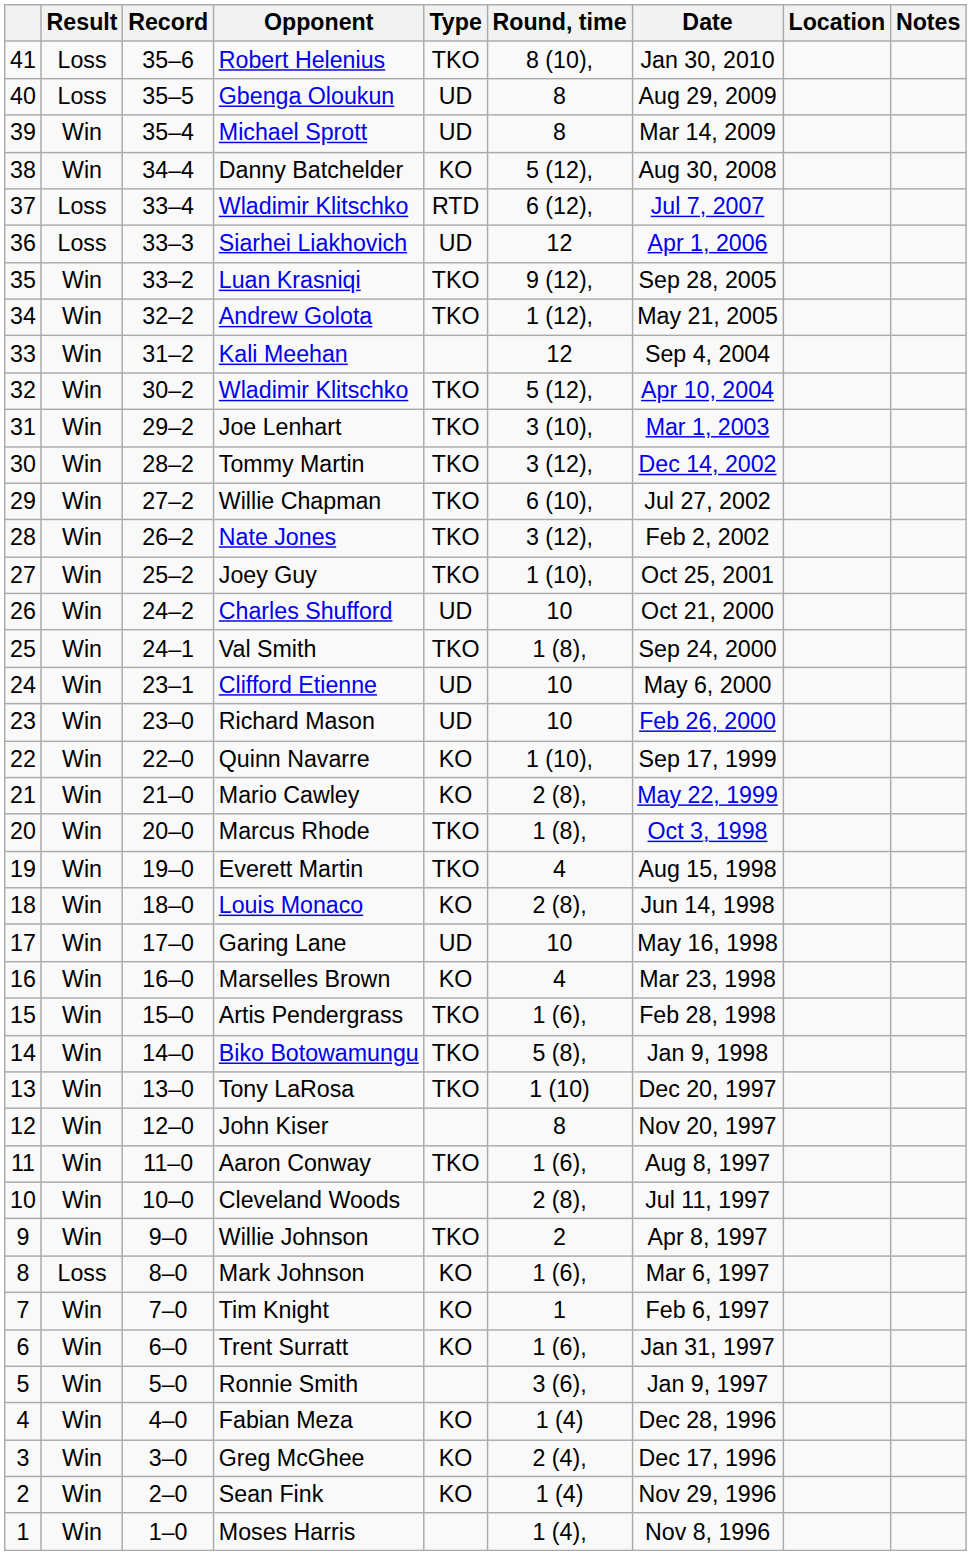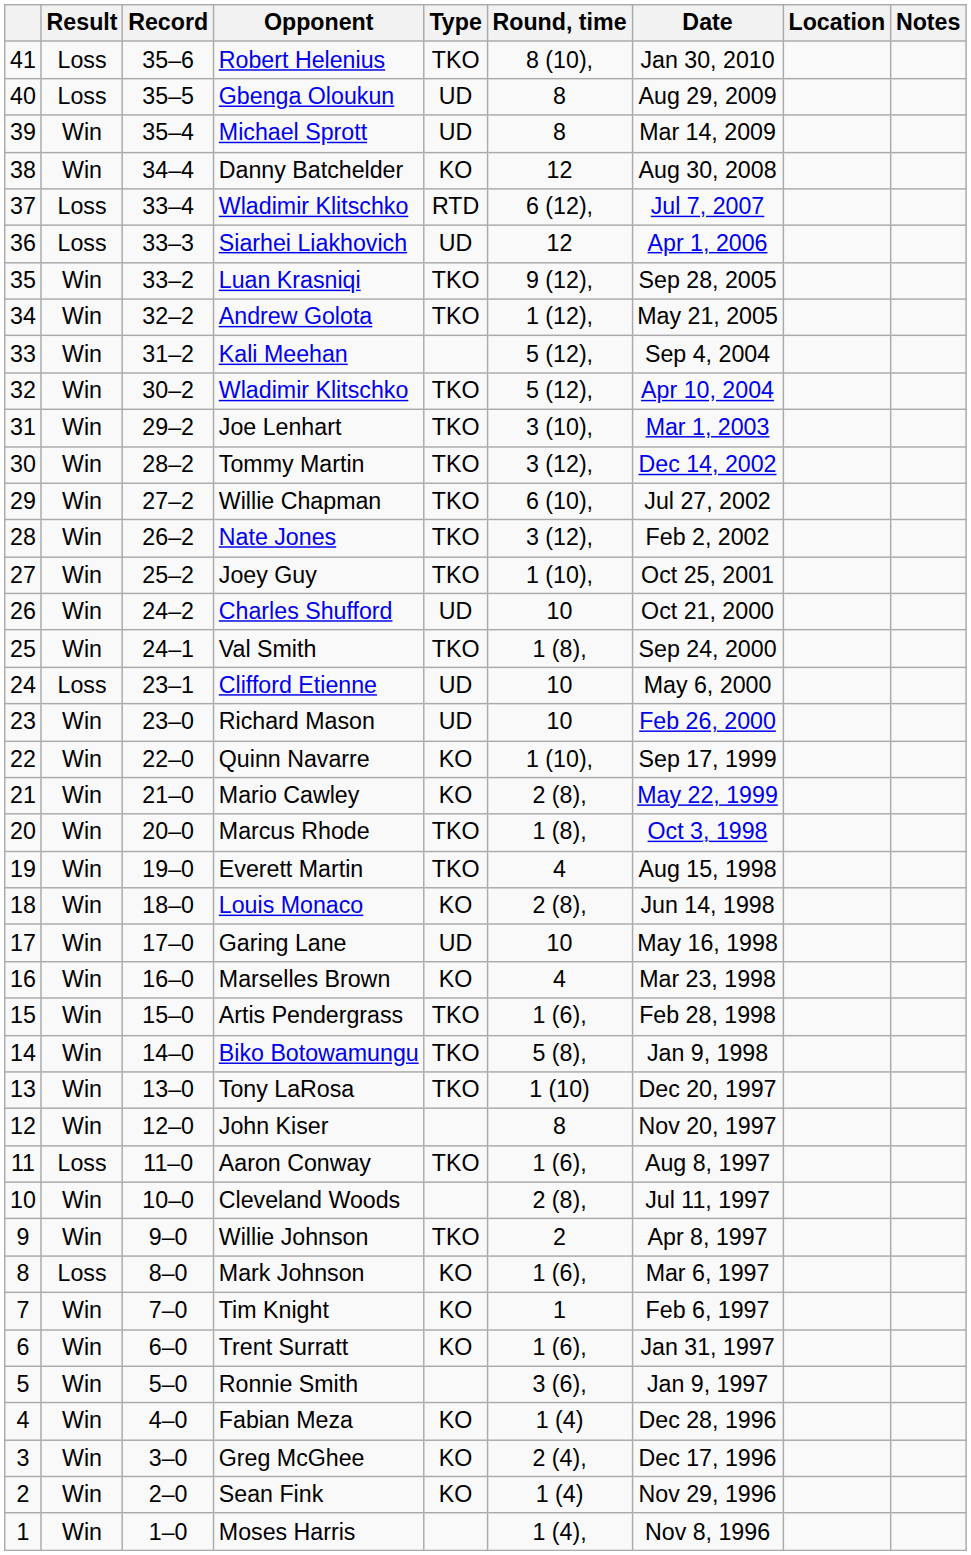(560, 170) 5 (12), -> (560, 170) 12
(560, 354) 12 -> (560, 354) 5 (12),
(82, 685) Win -> (82, 685) Loss
(82, 1163) Win -> (82, 1163) Loss
